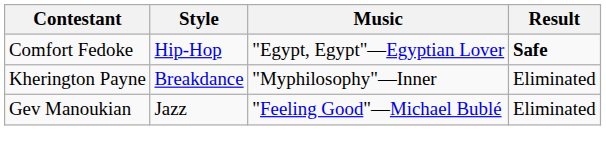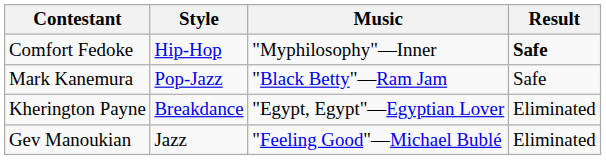(378, 49) "Egypt, Egypt"—Egyptian Lover -> (344, 49) "Myphilosophy"—Inner
+ row: (71, 79)
(344, 79) "Myphilosophy"—Inner -> (378, 109) "Egypt, Egypt"—Egyptian Lover
